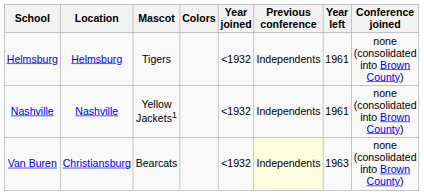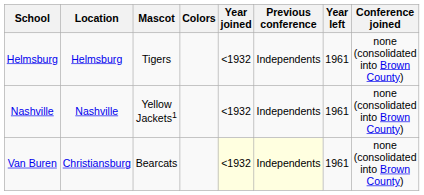(236, 164) no background -> (236, 164) lightyellow background
(337, 164) 1963 -> (337, 164) 1961
